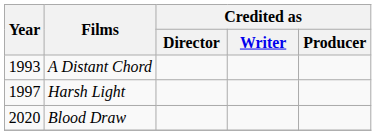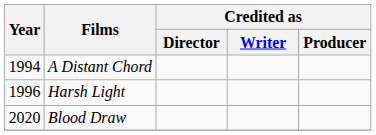(24, 67) 1993 -> (24, 67) 1994
(24, 92) 1997 -> (24, 92) 1996
